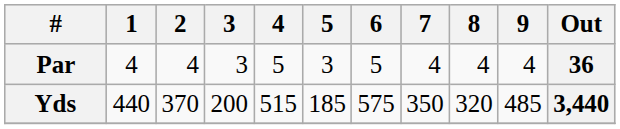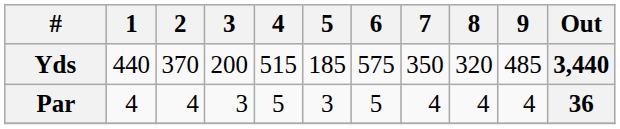rows swapped: (56, 63) <-> (56, 103)
